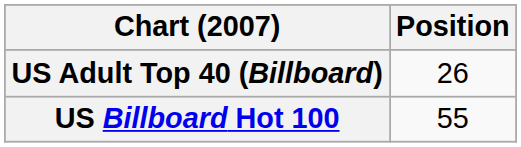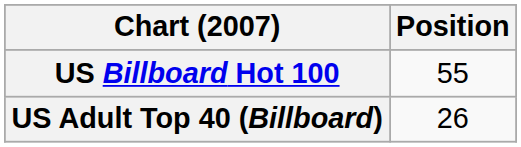rows swapped: (197, 118) <-> (197, 73)
